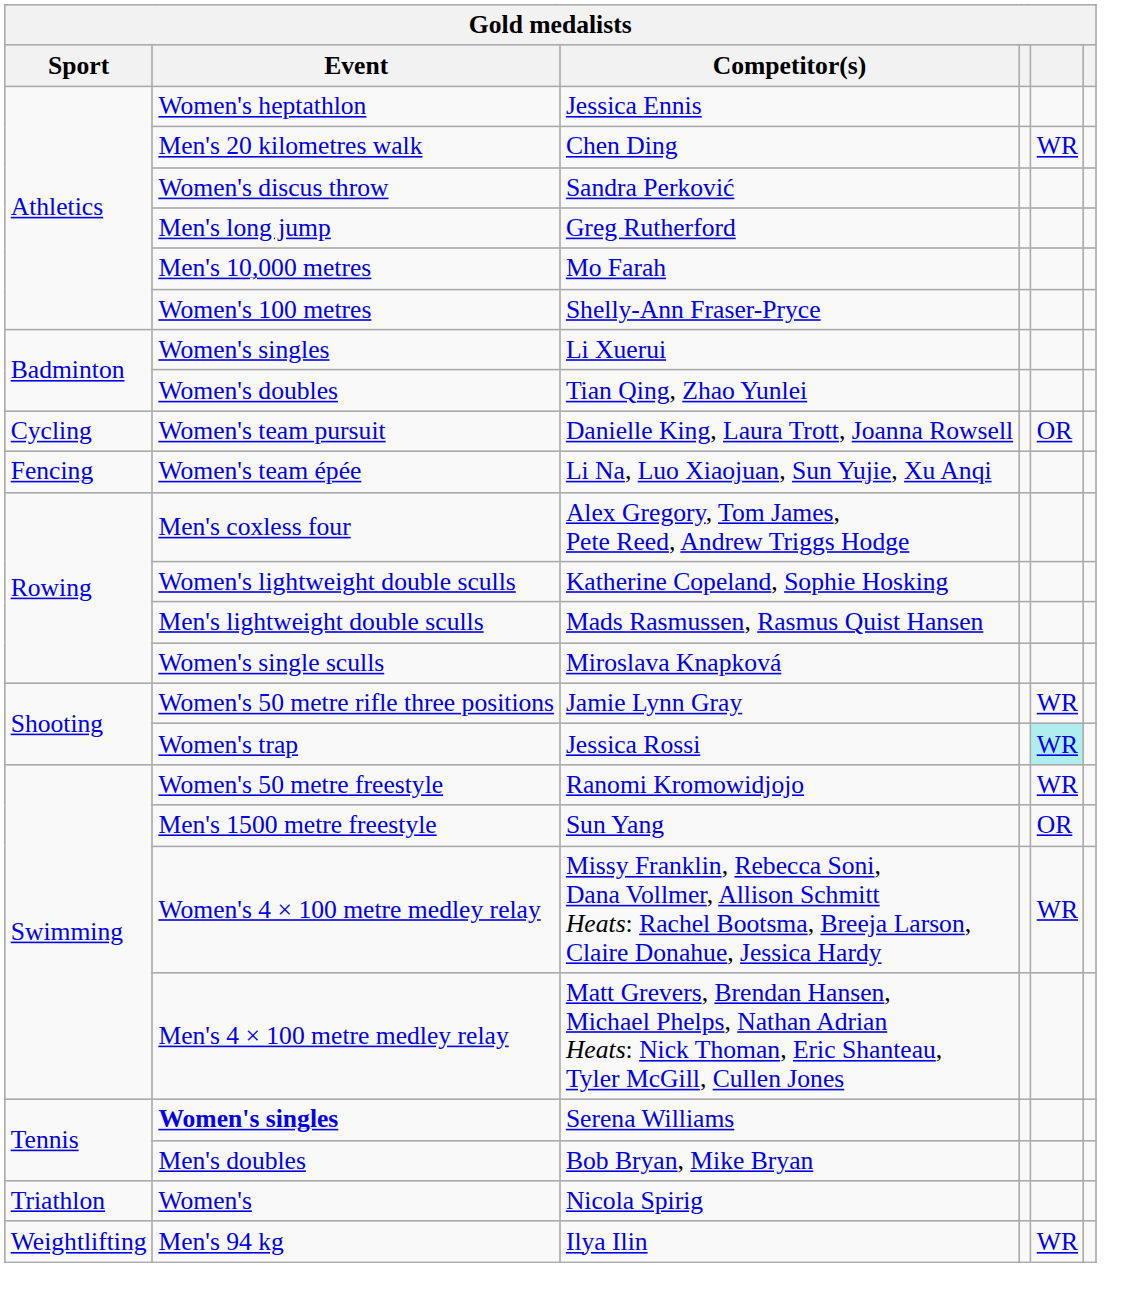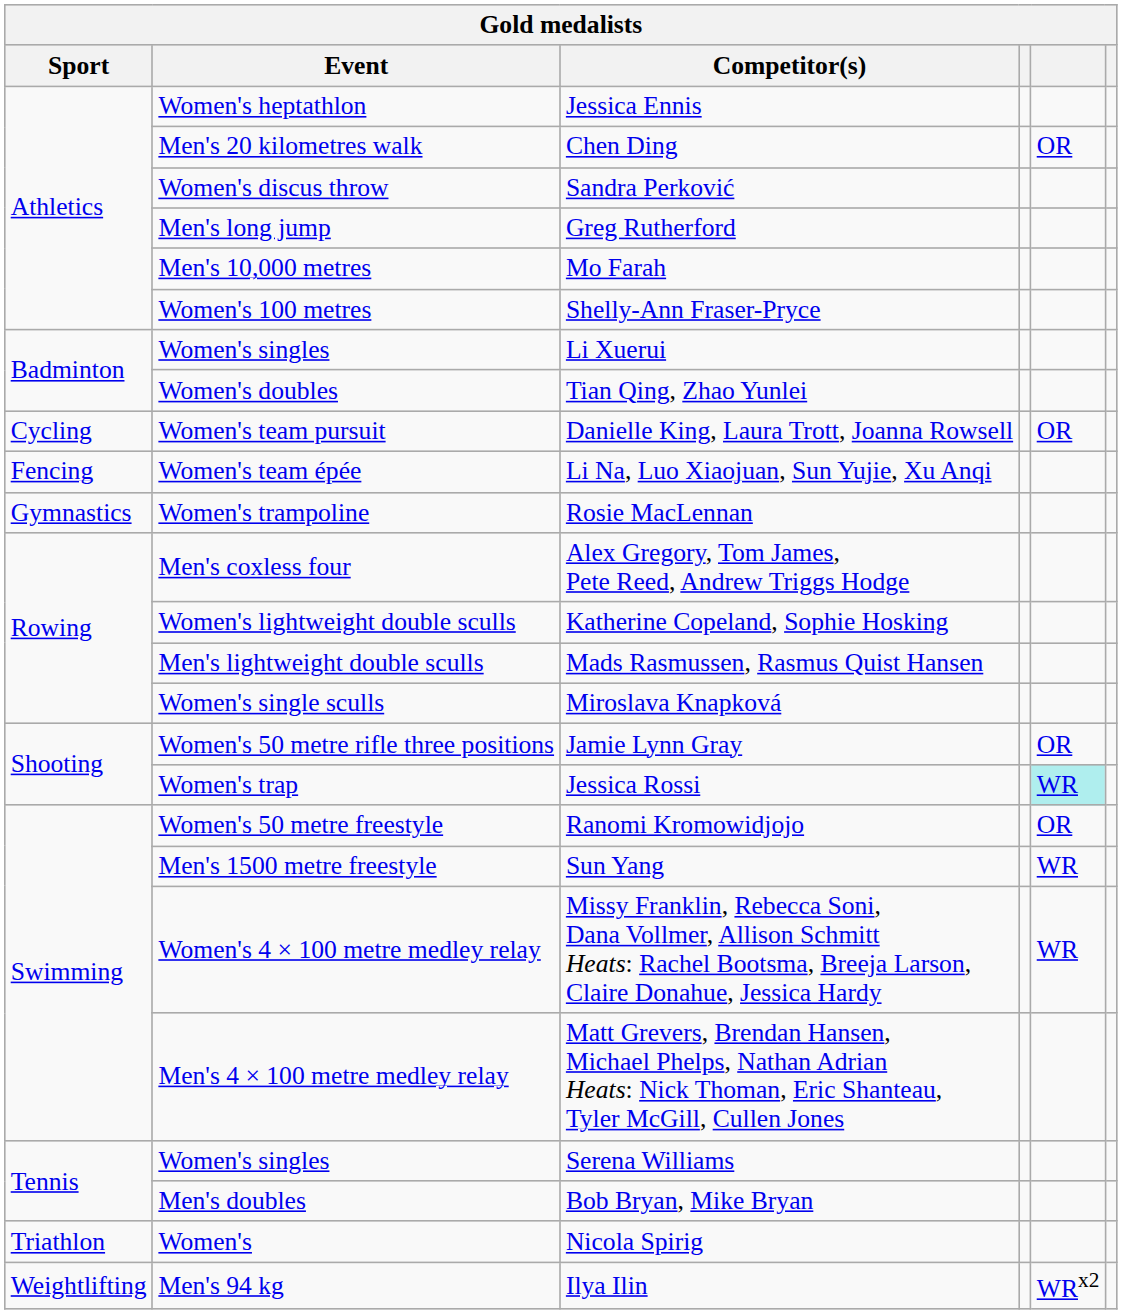(1057, 146) WR -> (1055, 146) OR
+ row: (659, 512)
(1057, 703) WR -> (1055, 743) OR
(1057, 784) WR -> (1055, 825) OR
(1055, 825) OR -> (1057, 865) WR
(248, 1119) bold -> (244, 1160) normal
(1057, 1241) WR -> (1068, 1285) WRx2
